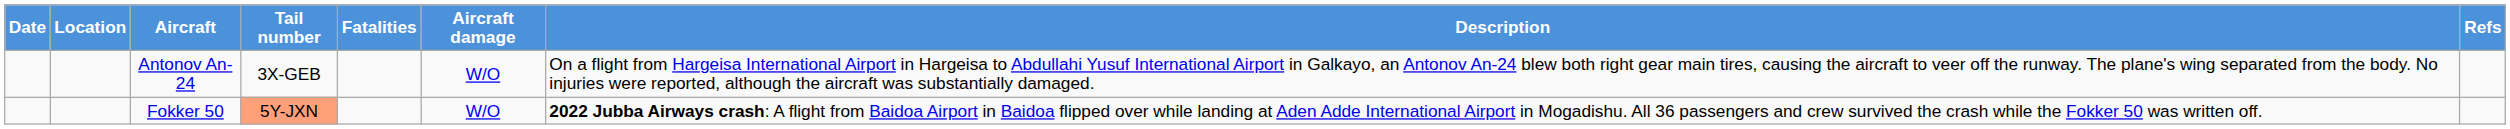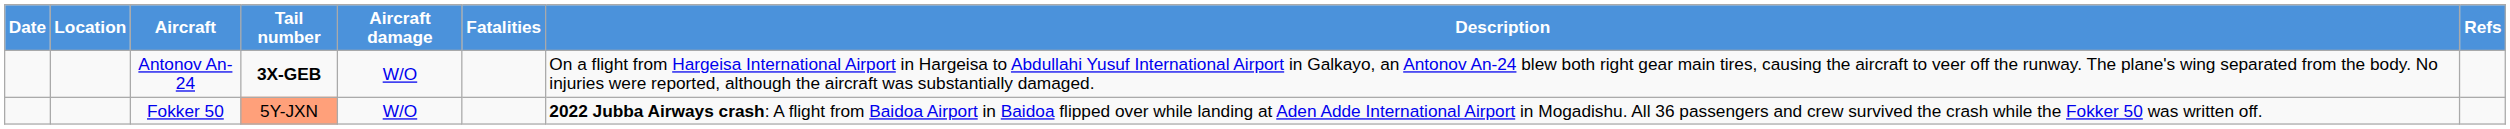columns swapped: (483, 27) <-> (379, 27)
(289, 74) normal -> (289, 74) bold
